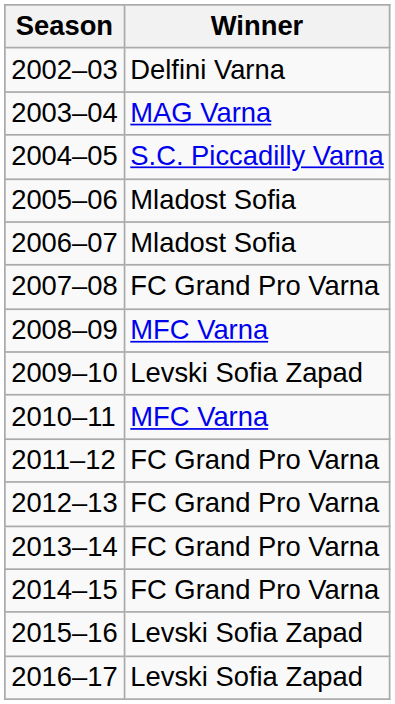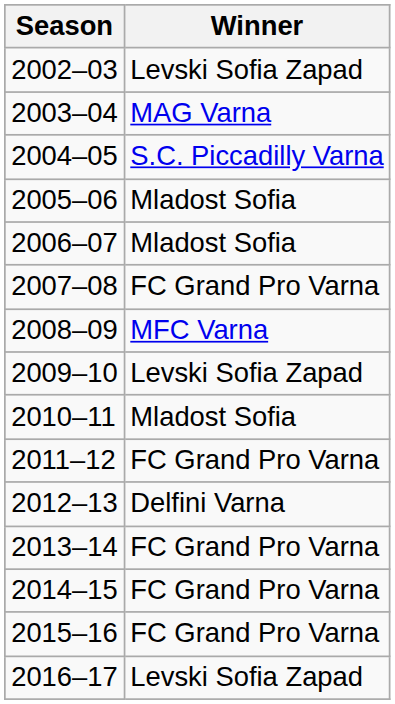(208, 69) Delfini Varna -> (247, 69) Levski Sofia Zapad
(199, 416) MFC Varna -> (213, 416) Mladost Sofia
(255, 503) FC Grand Pro Varna -> (208, 503) Delfini Varna
(247, 633) Levski Sofia Zapad -> (255, 633) FC Grand Pro Varna
